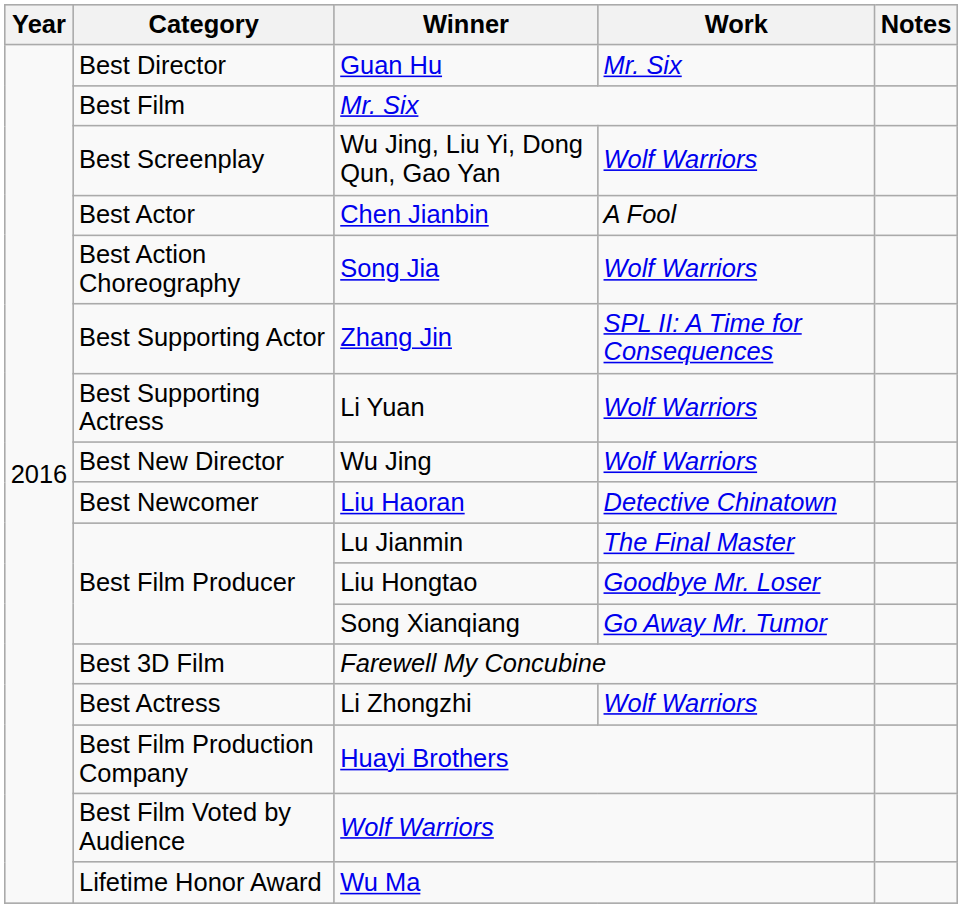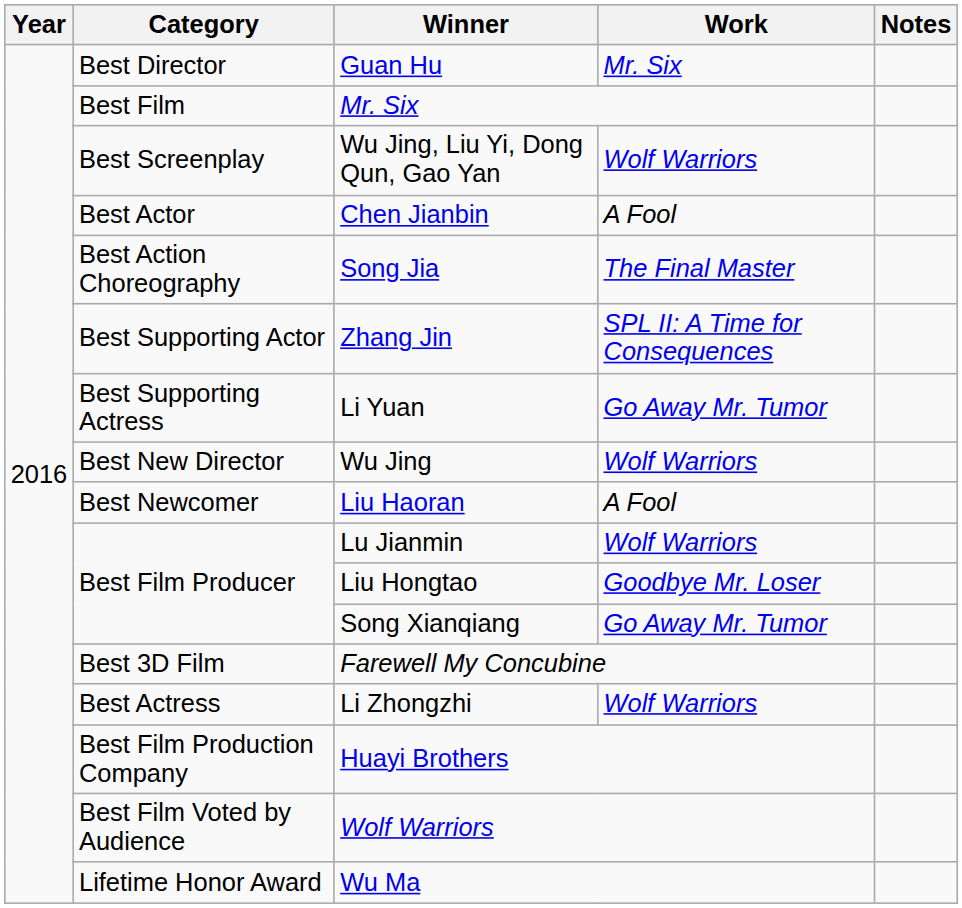(680, 269) Wolf Warriors -> (699, 269) The Final Master
(680, 407) Wolf Warriors -> (715, 407) Go Away Mr. Tumor
(720, 502) Detective Chinatown -> (640, 502) A Fool
(699, 542) The Final Master -> (680, 542) Wolf Warriors
